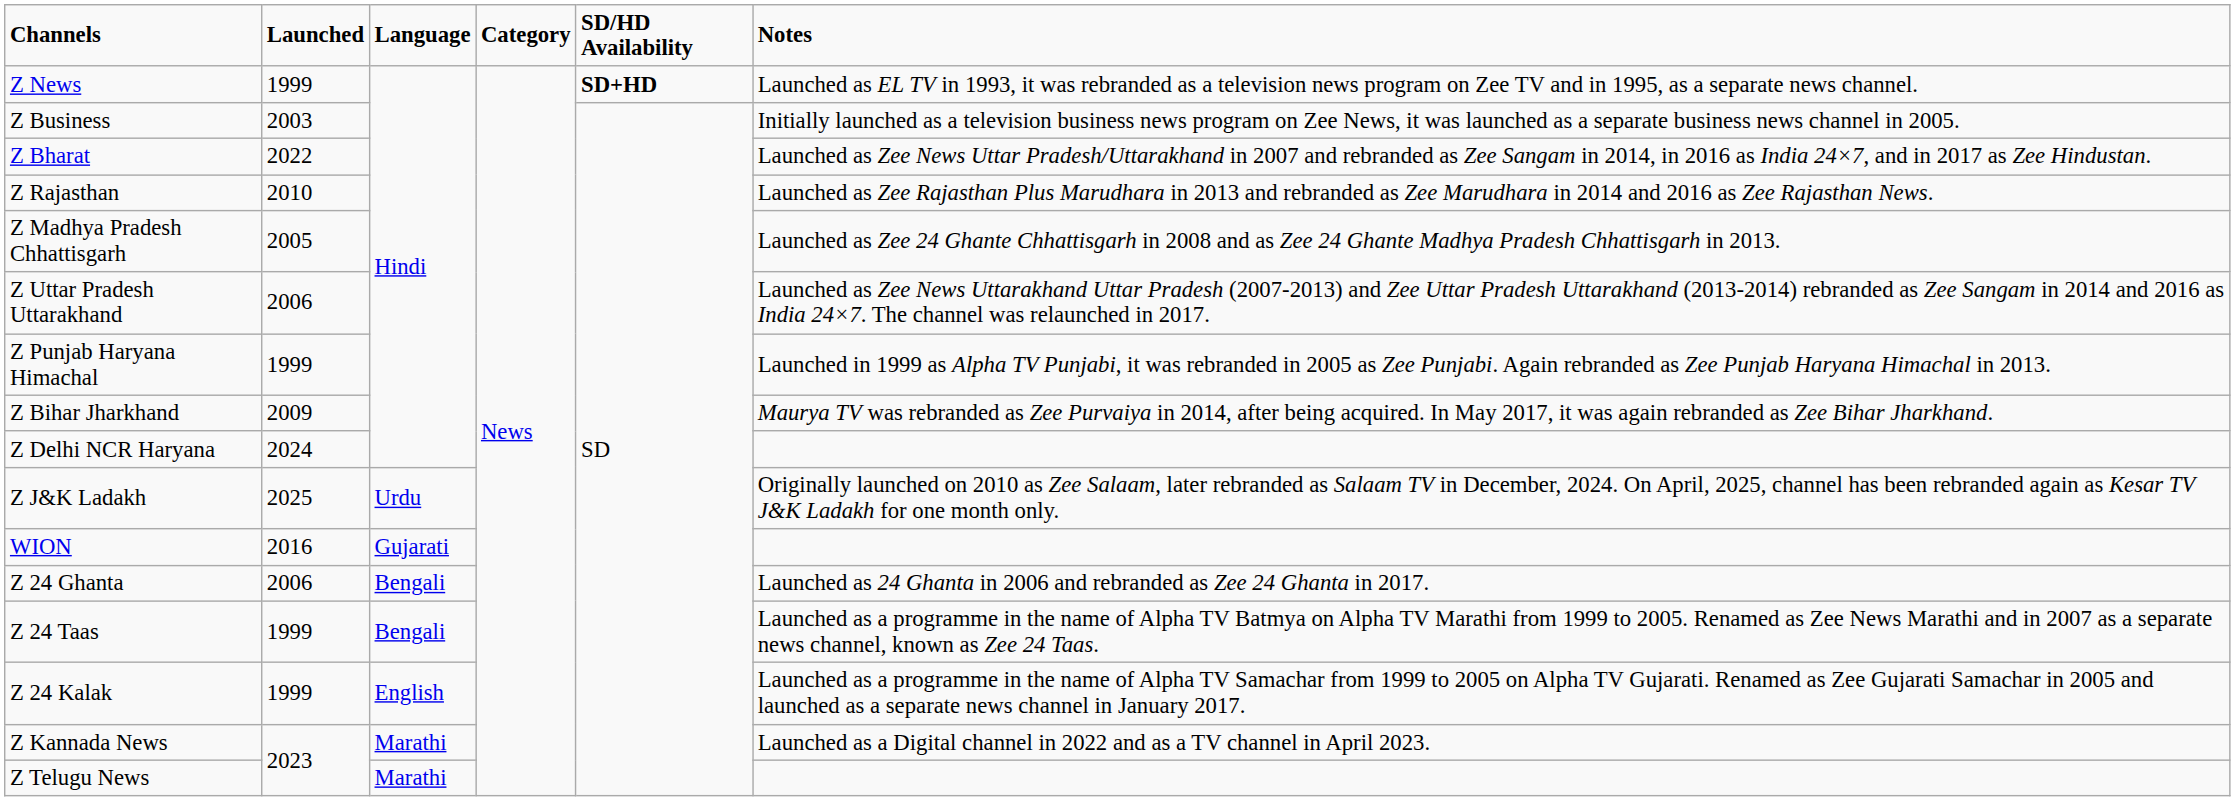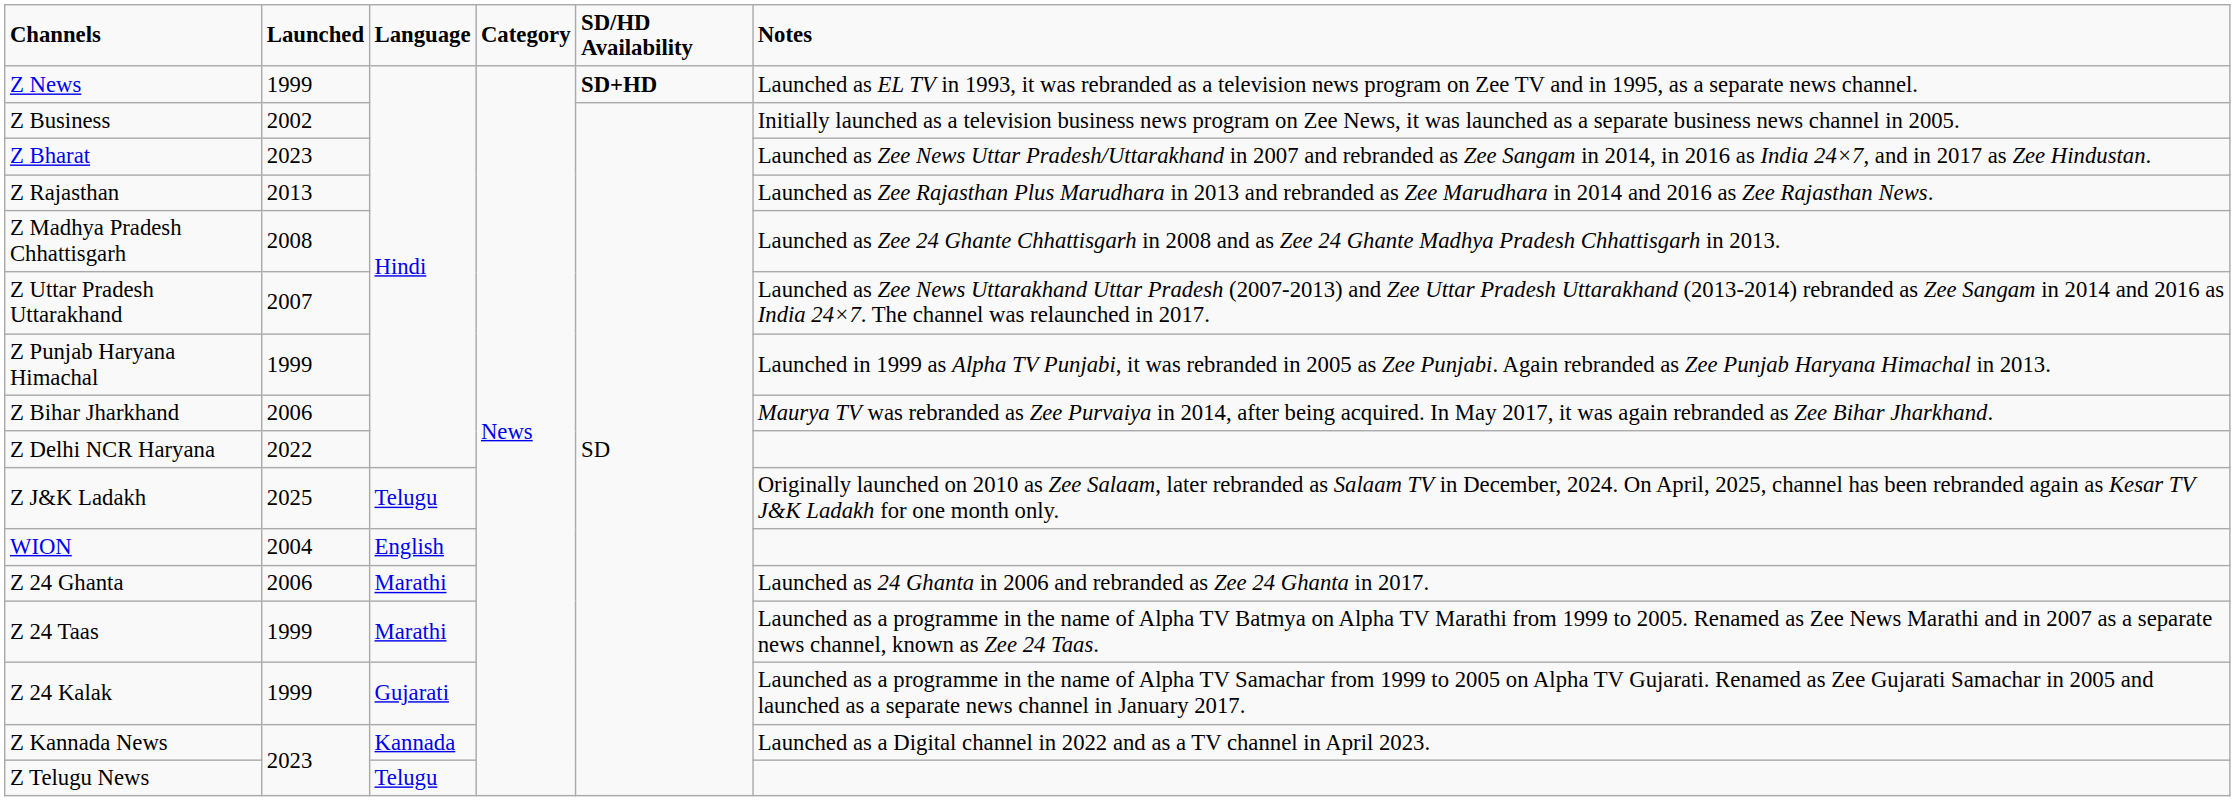(290, 120) 2003 -> (290, 120) 2002
(290, 156) 2022 -> (290, 156) 2023
(290, 192) 2010 -> (290, 192) 2013
(290, 241) 2005 -> (290, 241) 2008
(290, 302) 2006 -> (290, 302) 2007
(290, 413) 2009 -> (290, 413) 2006
(290, 449) 2024 -> (290, 449) 2022
(398, 497) Urdu -> (406, 497) Telugu
(290, 546) 2016 -> (290, 546) 2004
(412, 546) Gujarati -> (409, 546) English
(410, 582) Bengali -> (410, 582) Marathi
(410, 631) Bengali -> (410, 631) Marathi
(409, 693) English -> (412, 693) Gujarati
(410, 741) Marathi -> (415, 741) Kannada
(410, 777) Marathi -> (406, 777) Telugu
